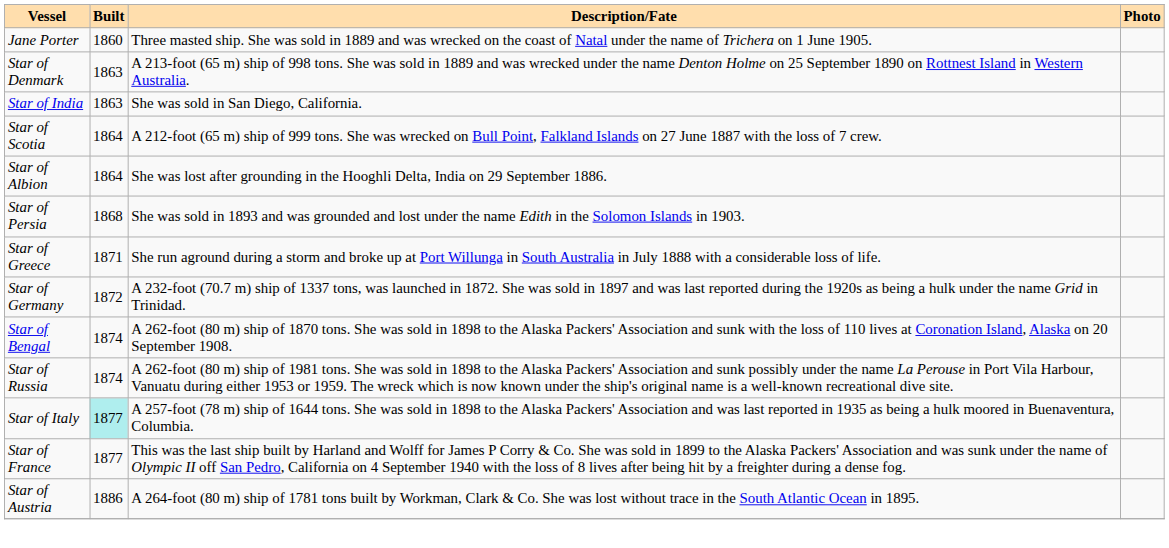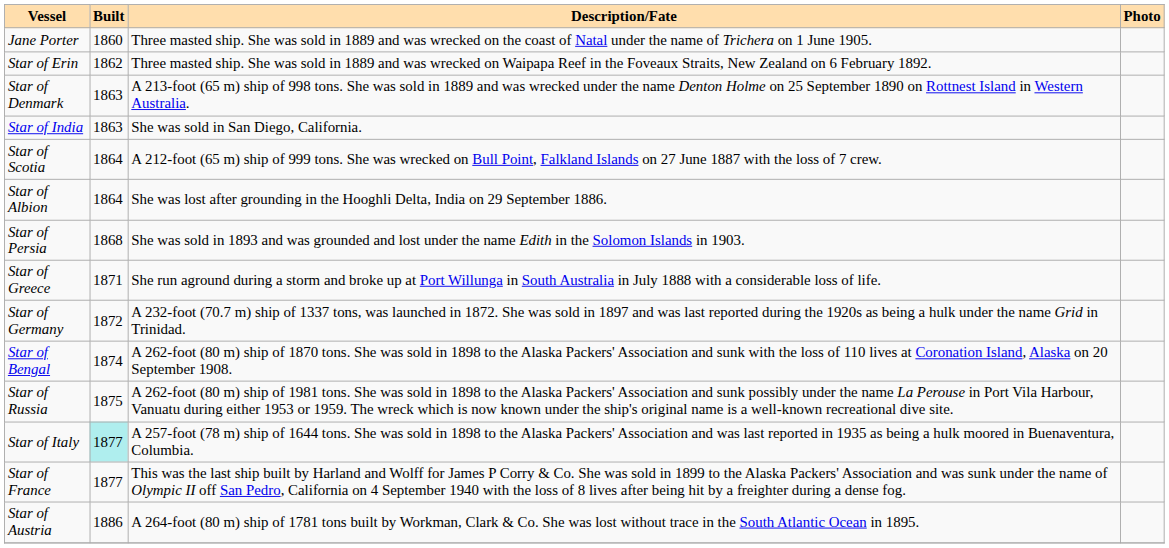+ row: (43, 63)
(108, 377) 1874 -> (108, 401) 1875
